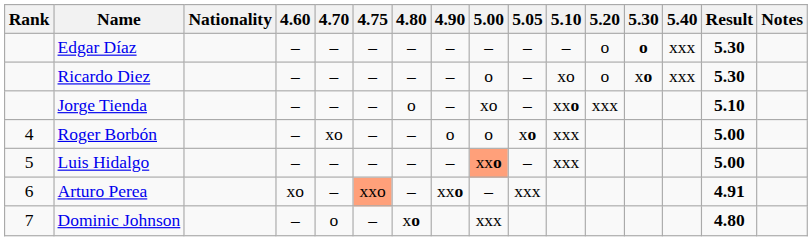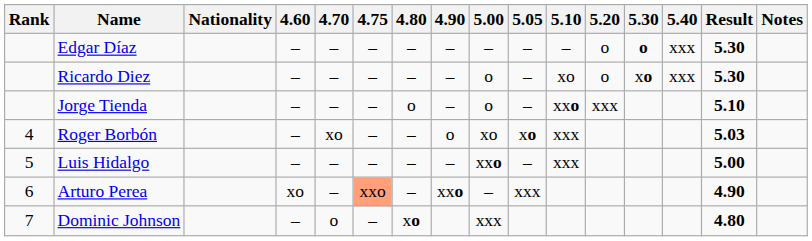(489, 105) xo -> (489, 105) o
(489, 134) o -> (489, 134) xo
(729, 134) 5.00 -> (729, 134) 5.03
(489, 163) lightsalmon background -> (489, 163) no background
(729, 192) 4.91 -> (729, 192) 4.90
